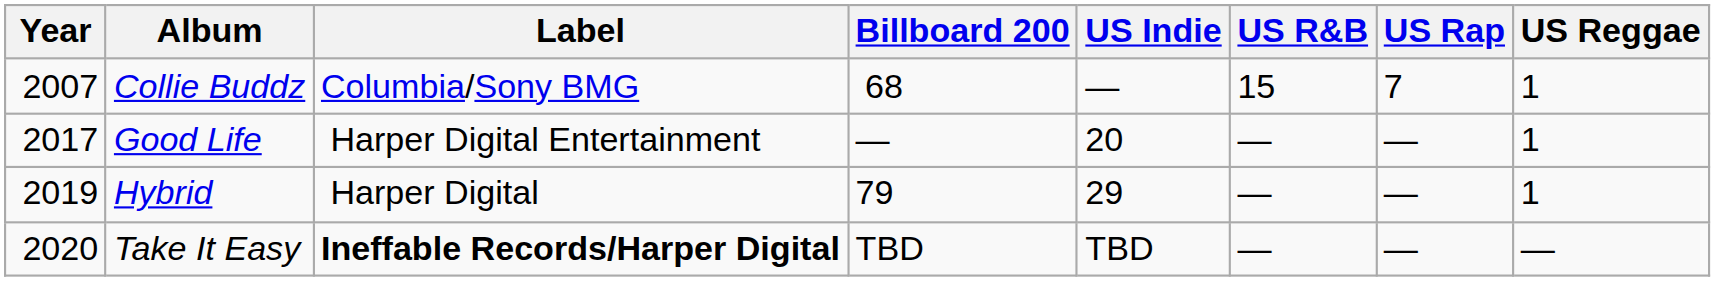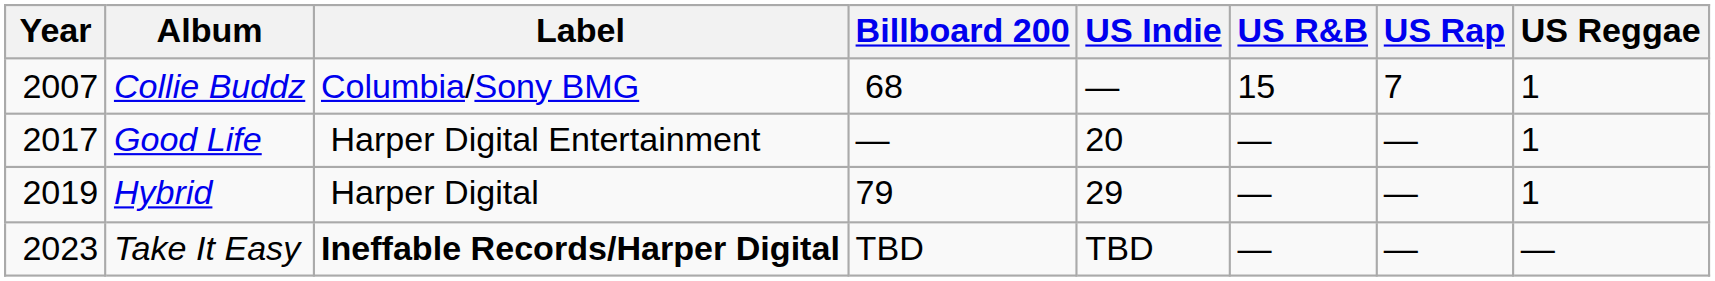(56, 247) 2020 -> (56, 247) 2023
